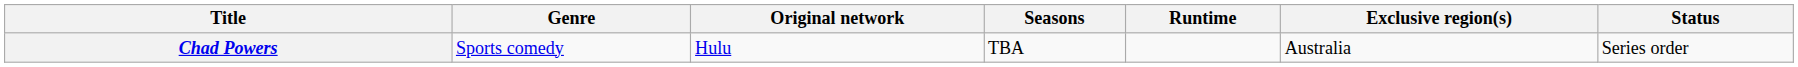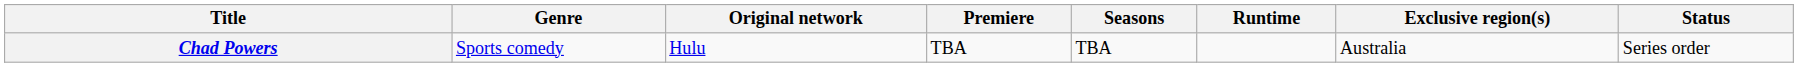+ column: (999, 18)
